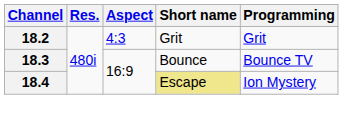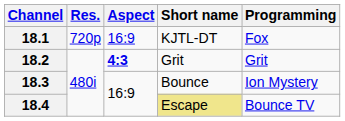+ row: (35, 37)
(116, 37) normal -> (118, 60) bold
(278, 60) Bounce TV -> (281, 82) Ion Mystery
(280, 82) Ion Mystery -> (280, 104) Bounce TV
